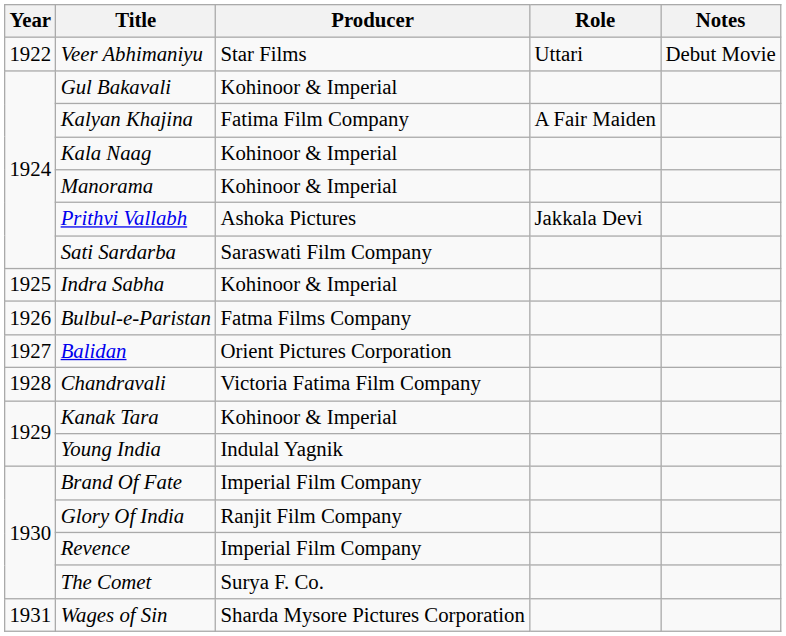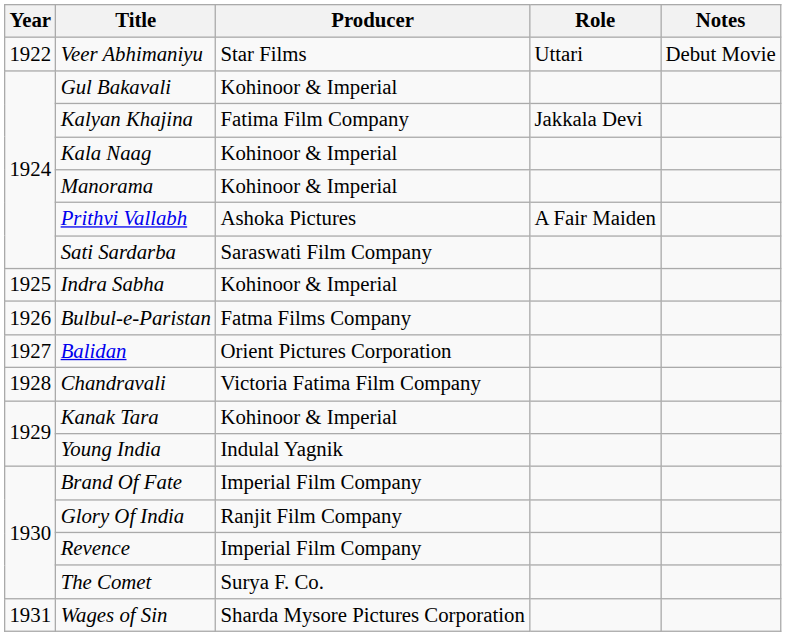(595, 119) A Fair Maiden -> (588, 119) Jakkala Devi
(588, 218) Jakkala Devi -> (595, 218) A Fair Maiden
